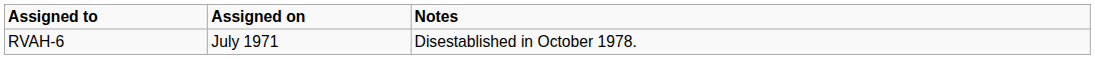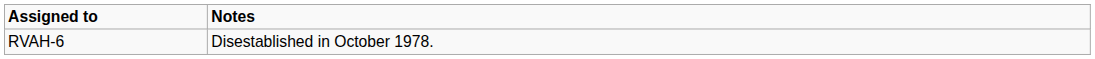- column: (258, 16)
